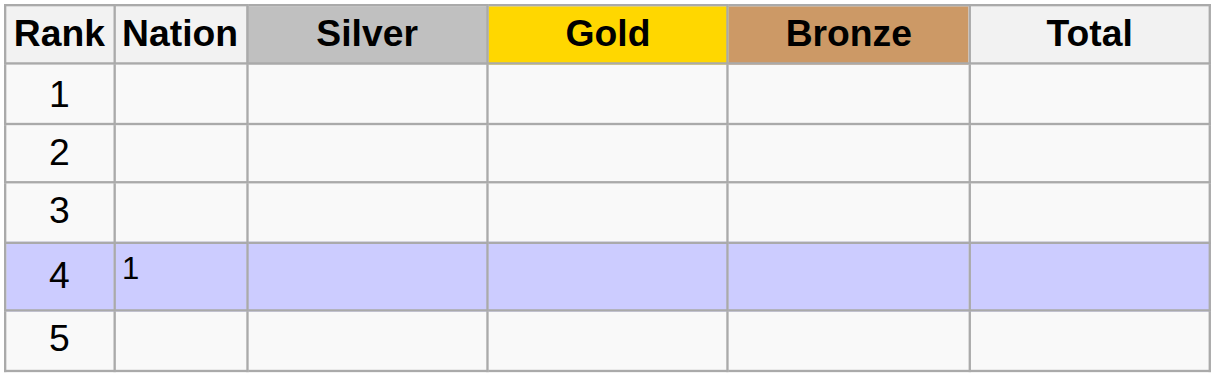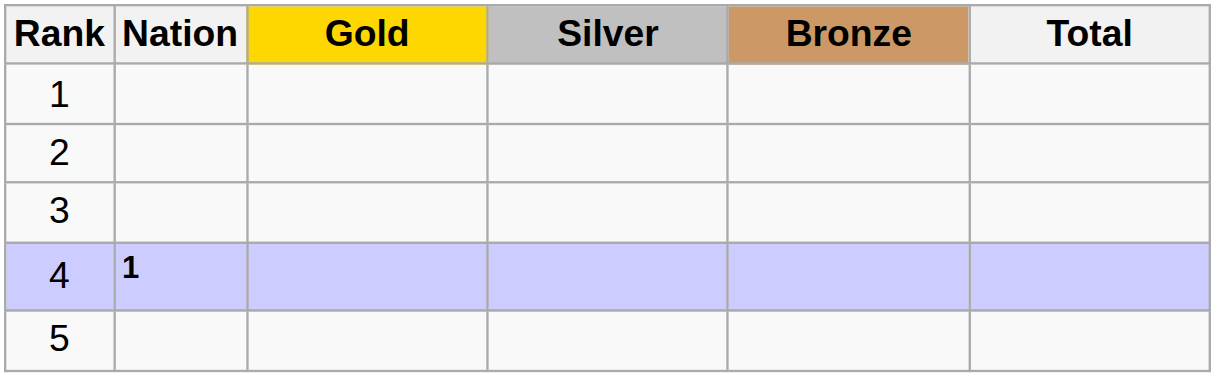columns swapped: (608, 34) <-> (367, 34)
(131, 268) normal -> (131, 275) bold
